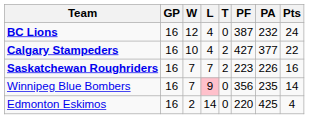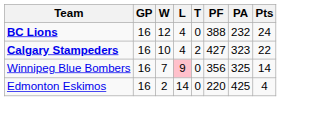(244, 31) 387 -> (216, 31) 388
(268, 50) 377 -> (241, 50) 323
- row: (83, 68)
(268, 86) 235 -> (241, 68) 325
